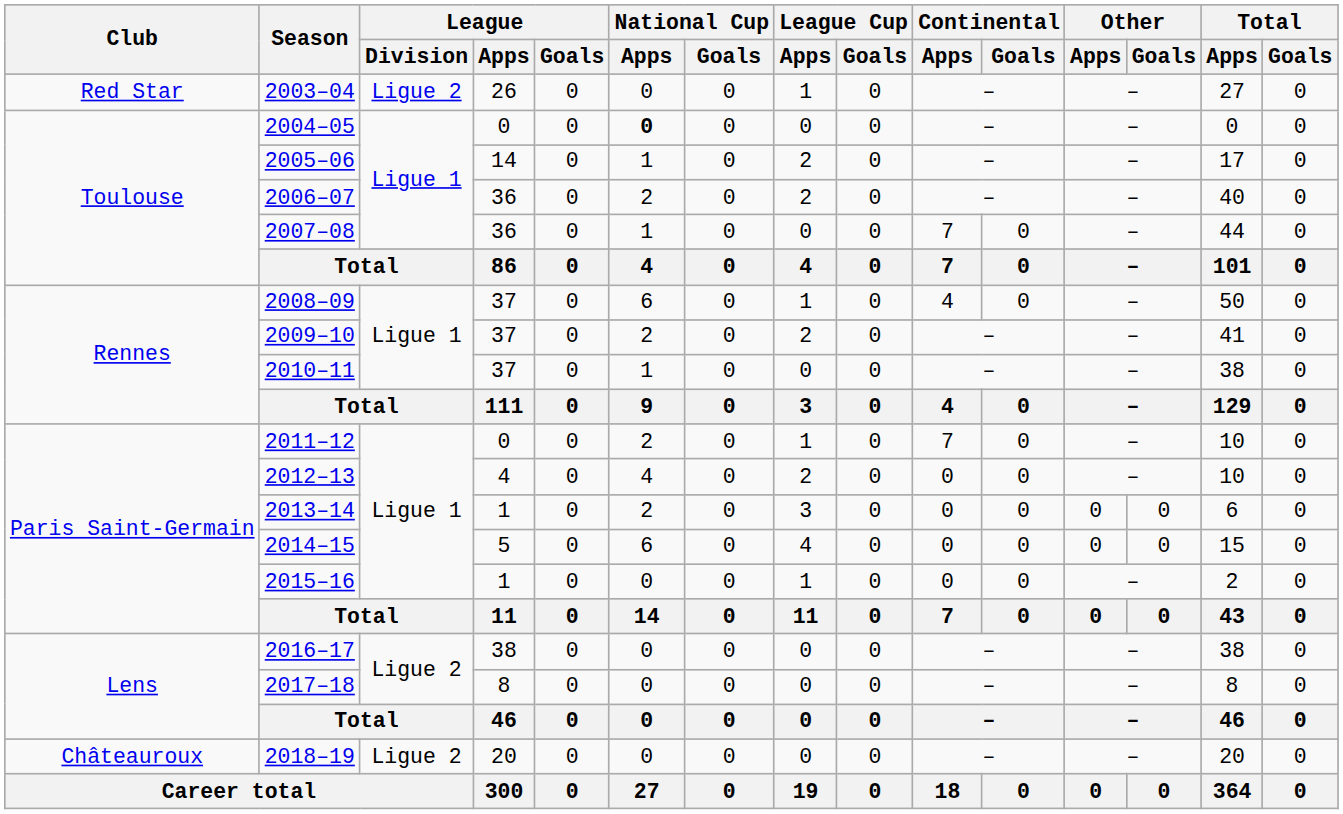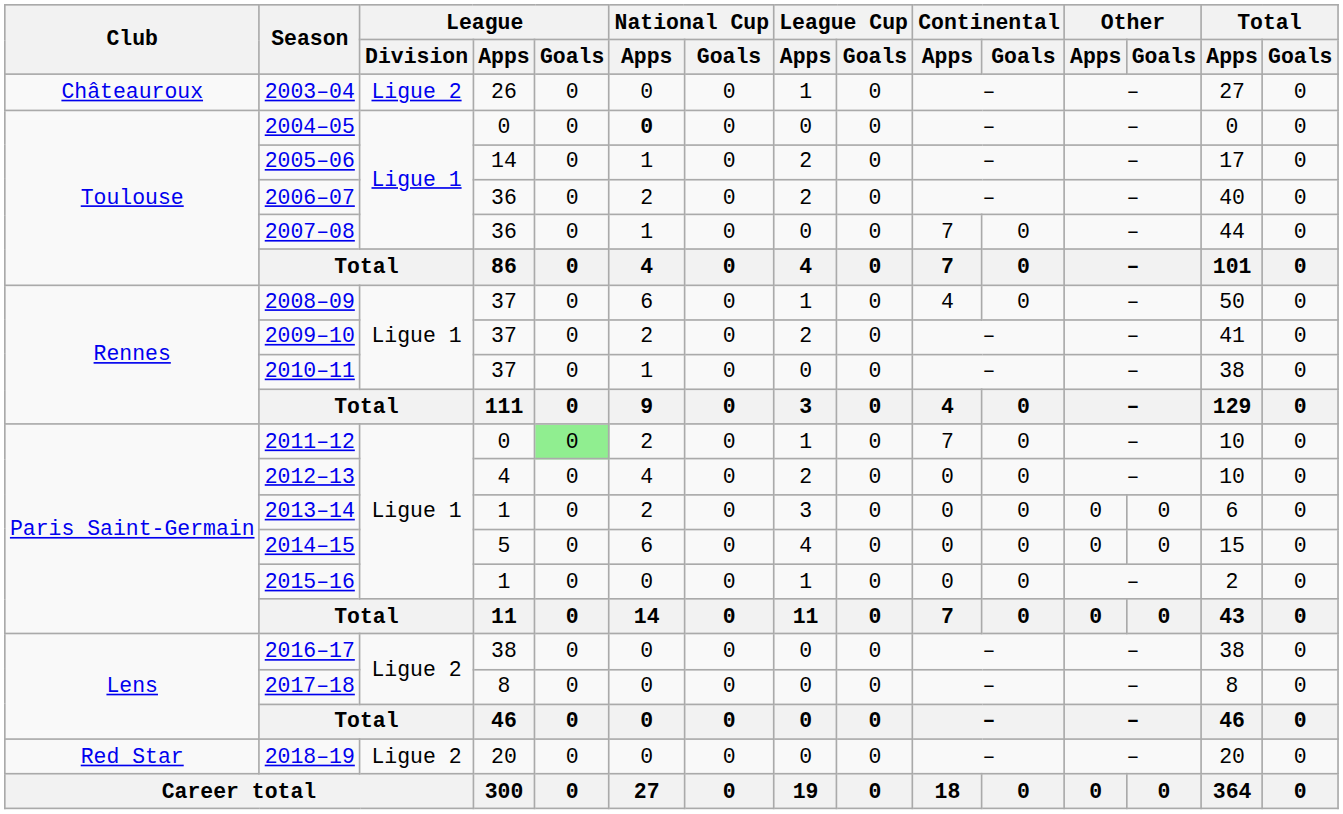(132, 92) Red Star -> (132, 92) Châteauroux
(572, 442) no background -> (572, 442) lightgreen background
(132, 756) Châteauroux -> (132, 756) Red Star
